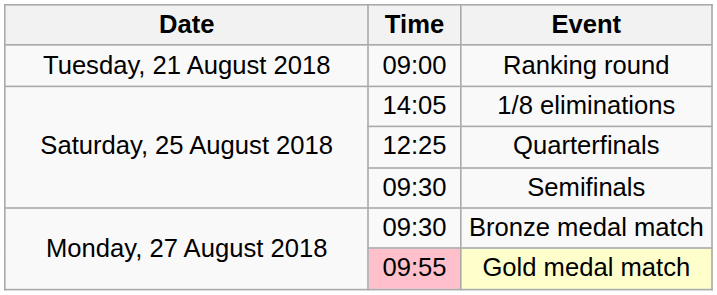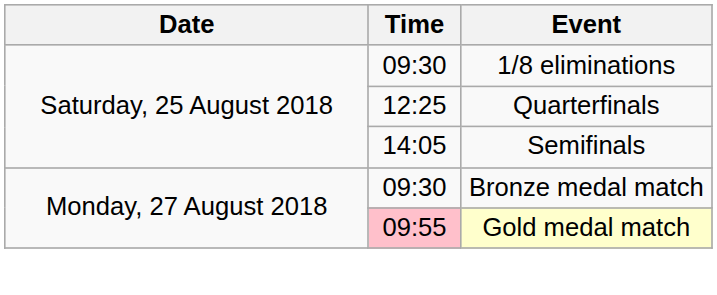- row: (586, 65)
(414, 106) 14:05 -> (414, 65) 09:30
(414, 187) 09:30 -> (414, 146) 14:05
